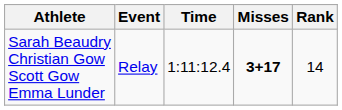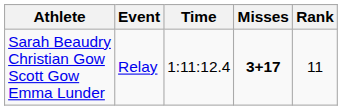(315, 67) 14 -> (315, 67) 11
